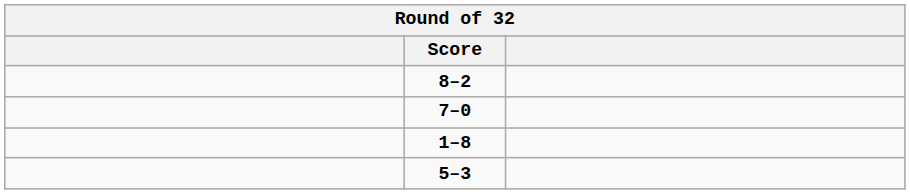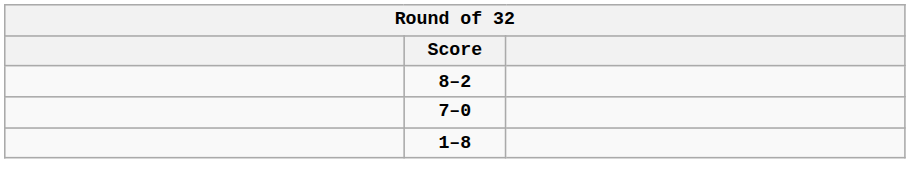- row: (455, 173)
